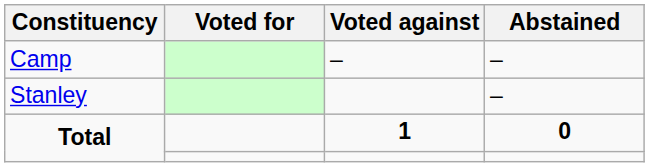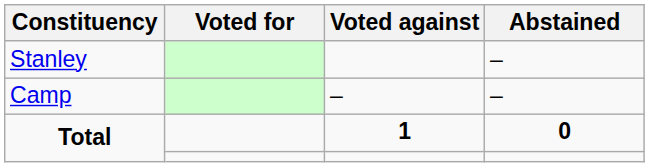rows swapped: (48, 95) <-> (41, 59)
